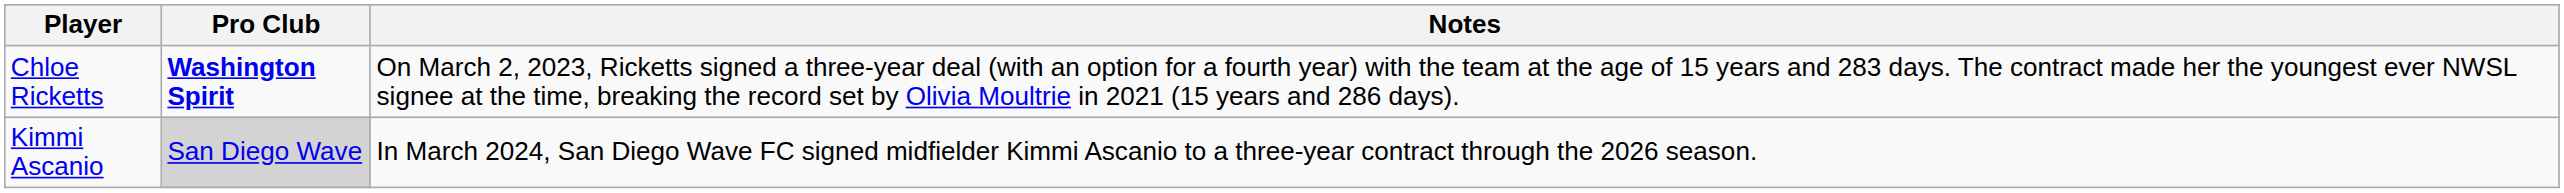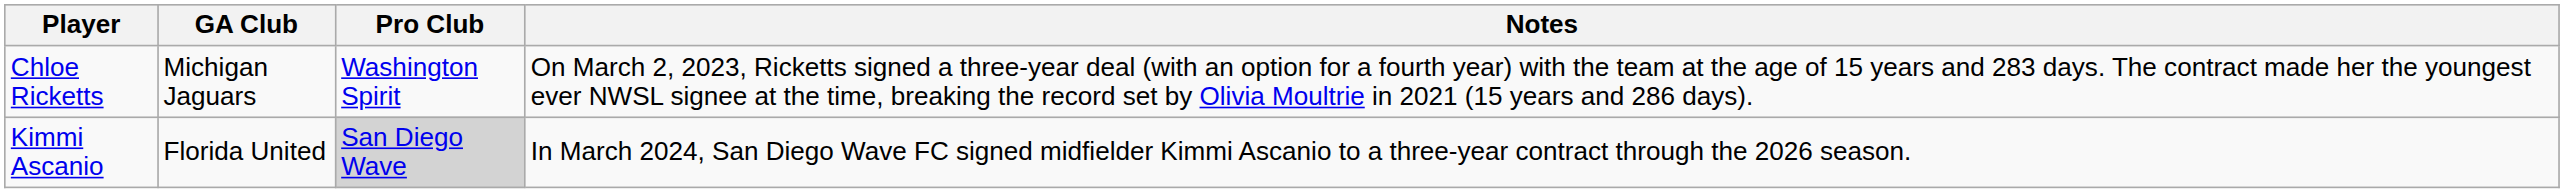+ column: (246, 25)
(242, 81) bold -> (410, 81) normal
